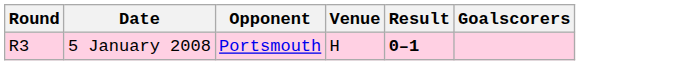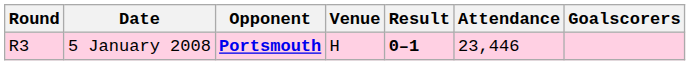+ column: (509, 19)
(270, 46) normal -> (270, 46) bold
